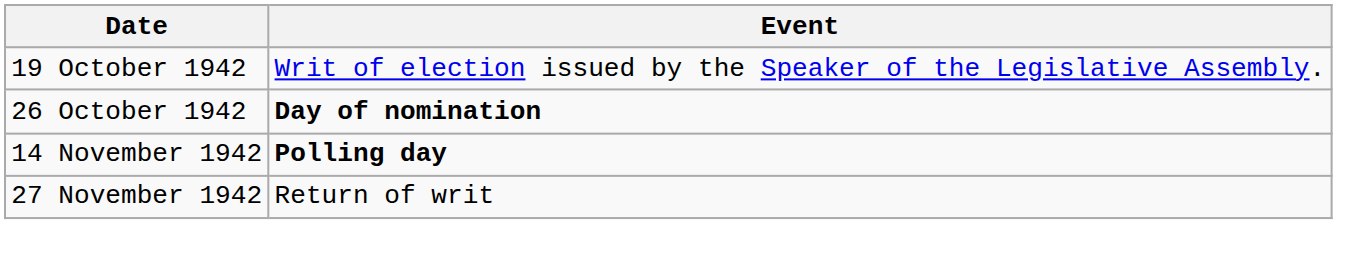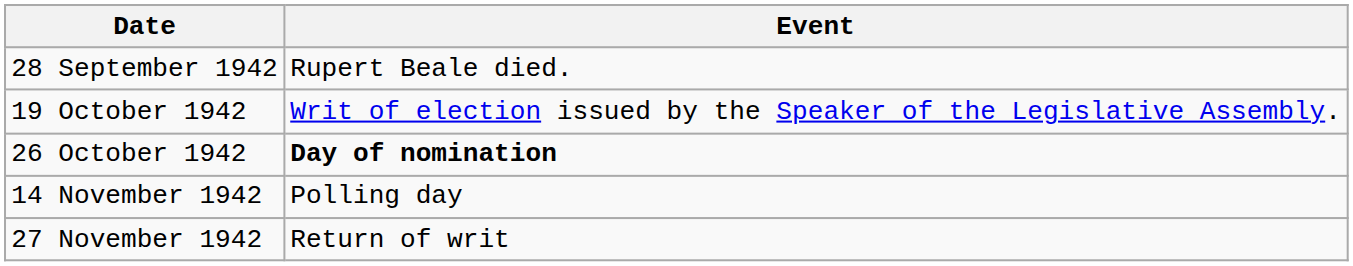+ row: (145, 69)
(361, 154) bold -> (376, 197) normal
